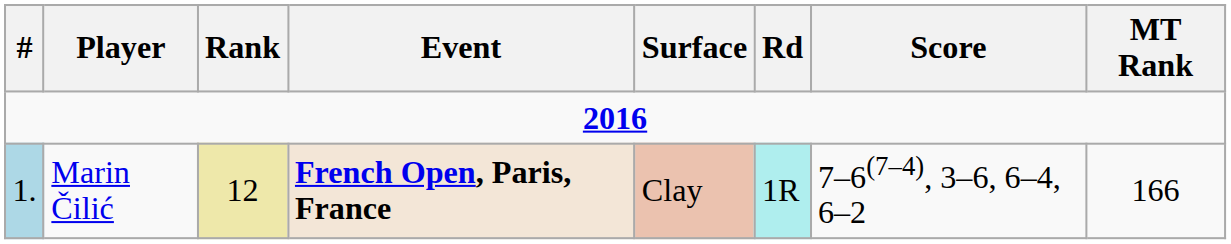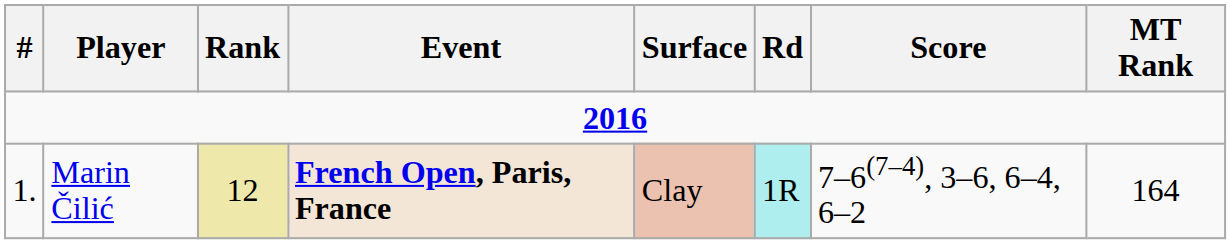(24, 190) lightblue background -> (24, 190) no background
(1156, 190) 166 -> (1156, 190) 164
